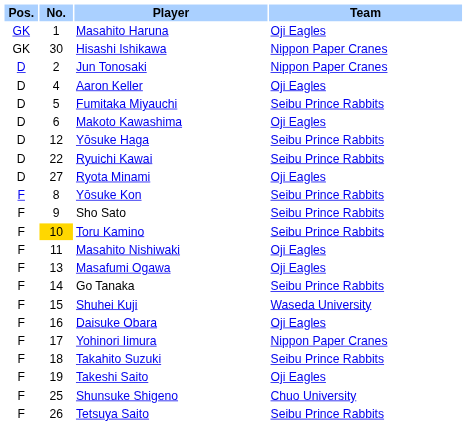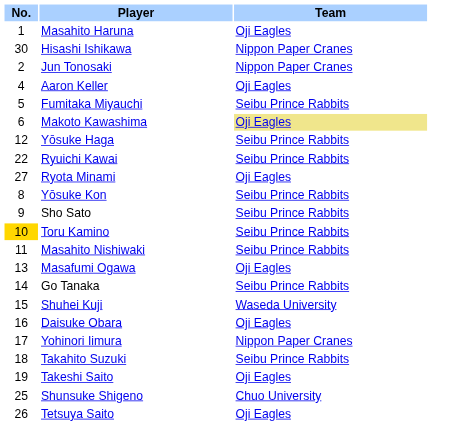- column: (21, 12)
(298, 122) no background -> (263, 122) khaki background
(298, 250) Oji Eagles -> (292, 250) Seibu Prince Rabbits
(327, 414) Seibu Prince Rabbits -> (263, 414) Oji Eagles
